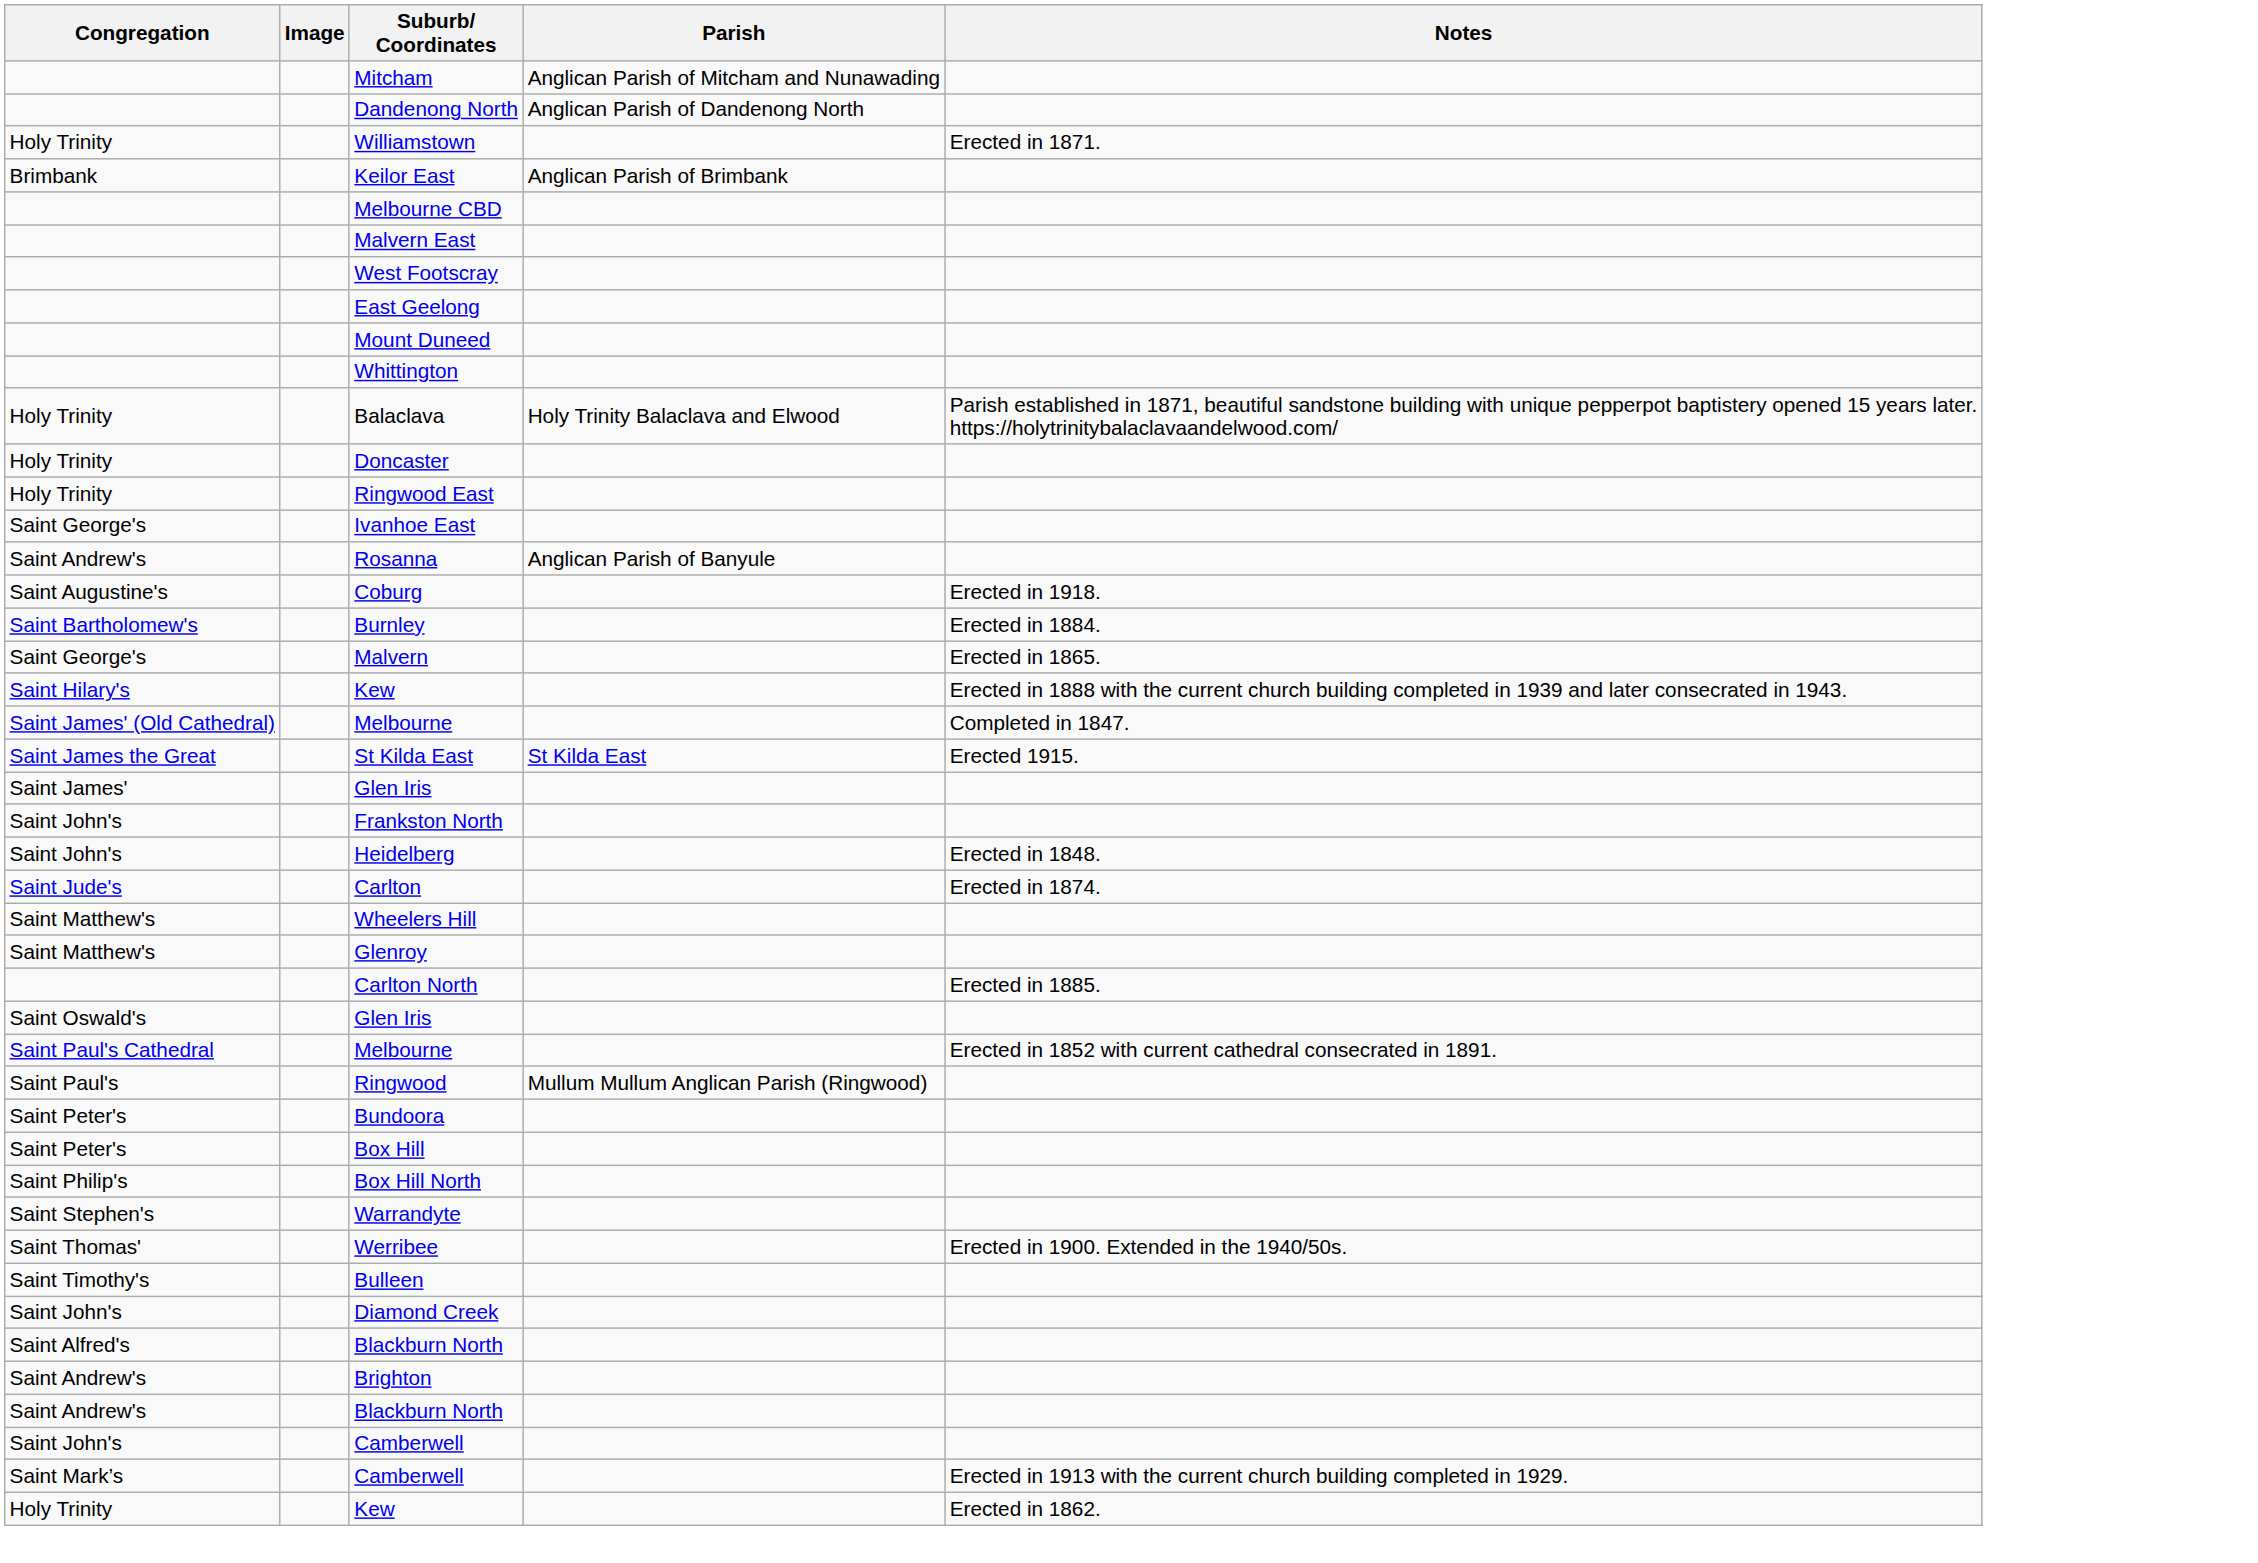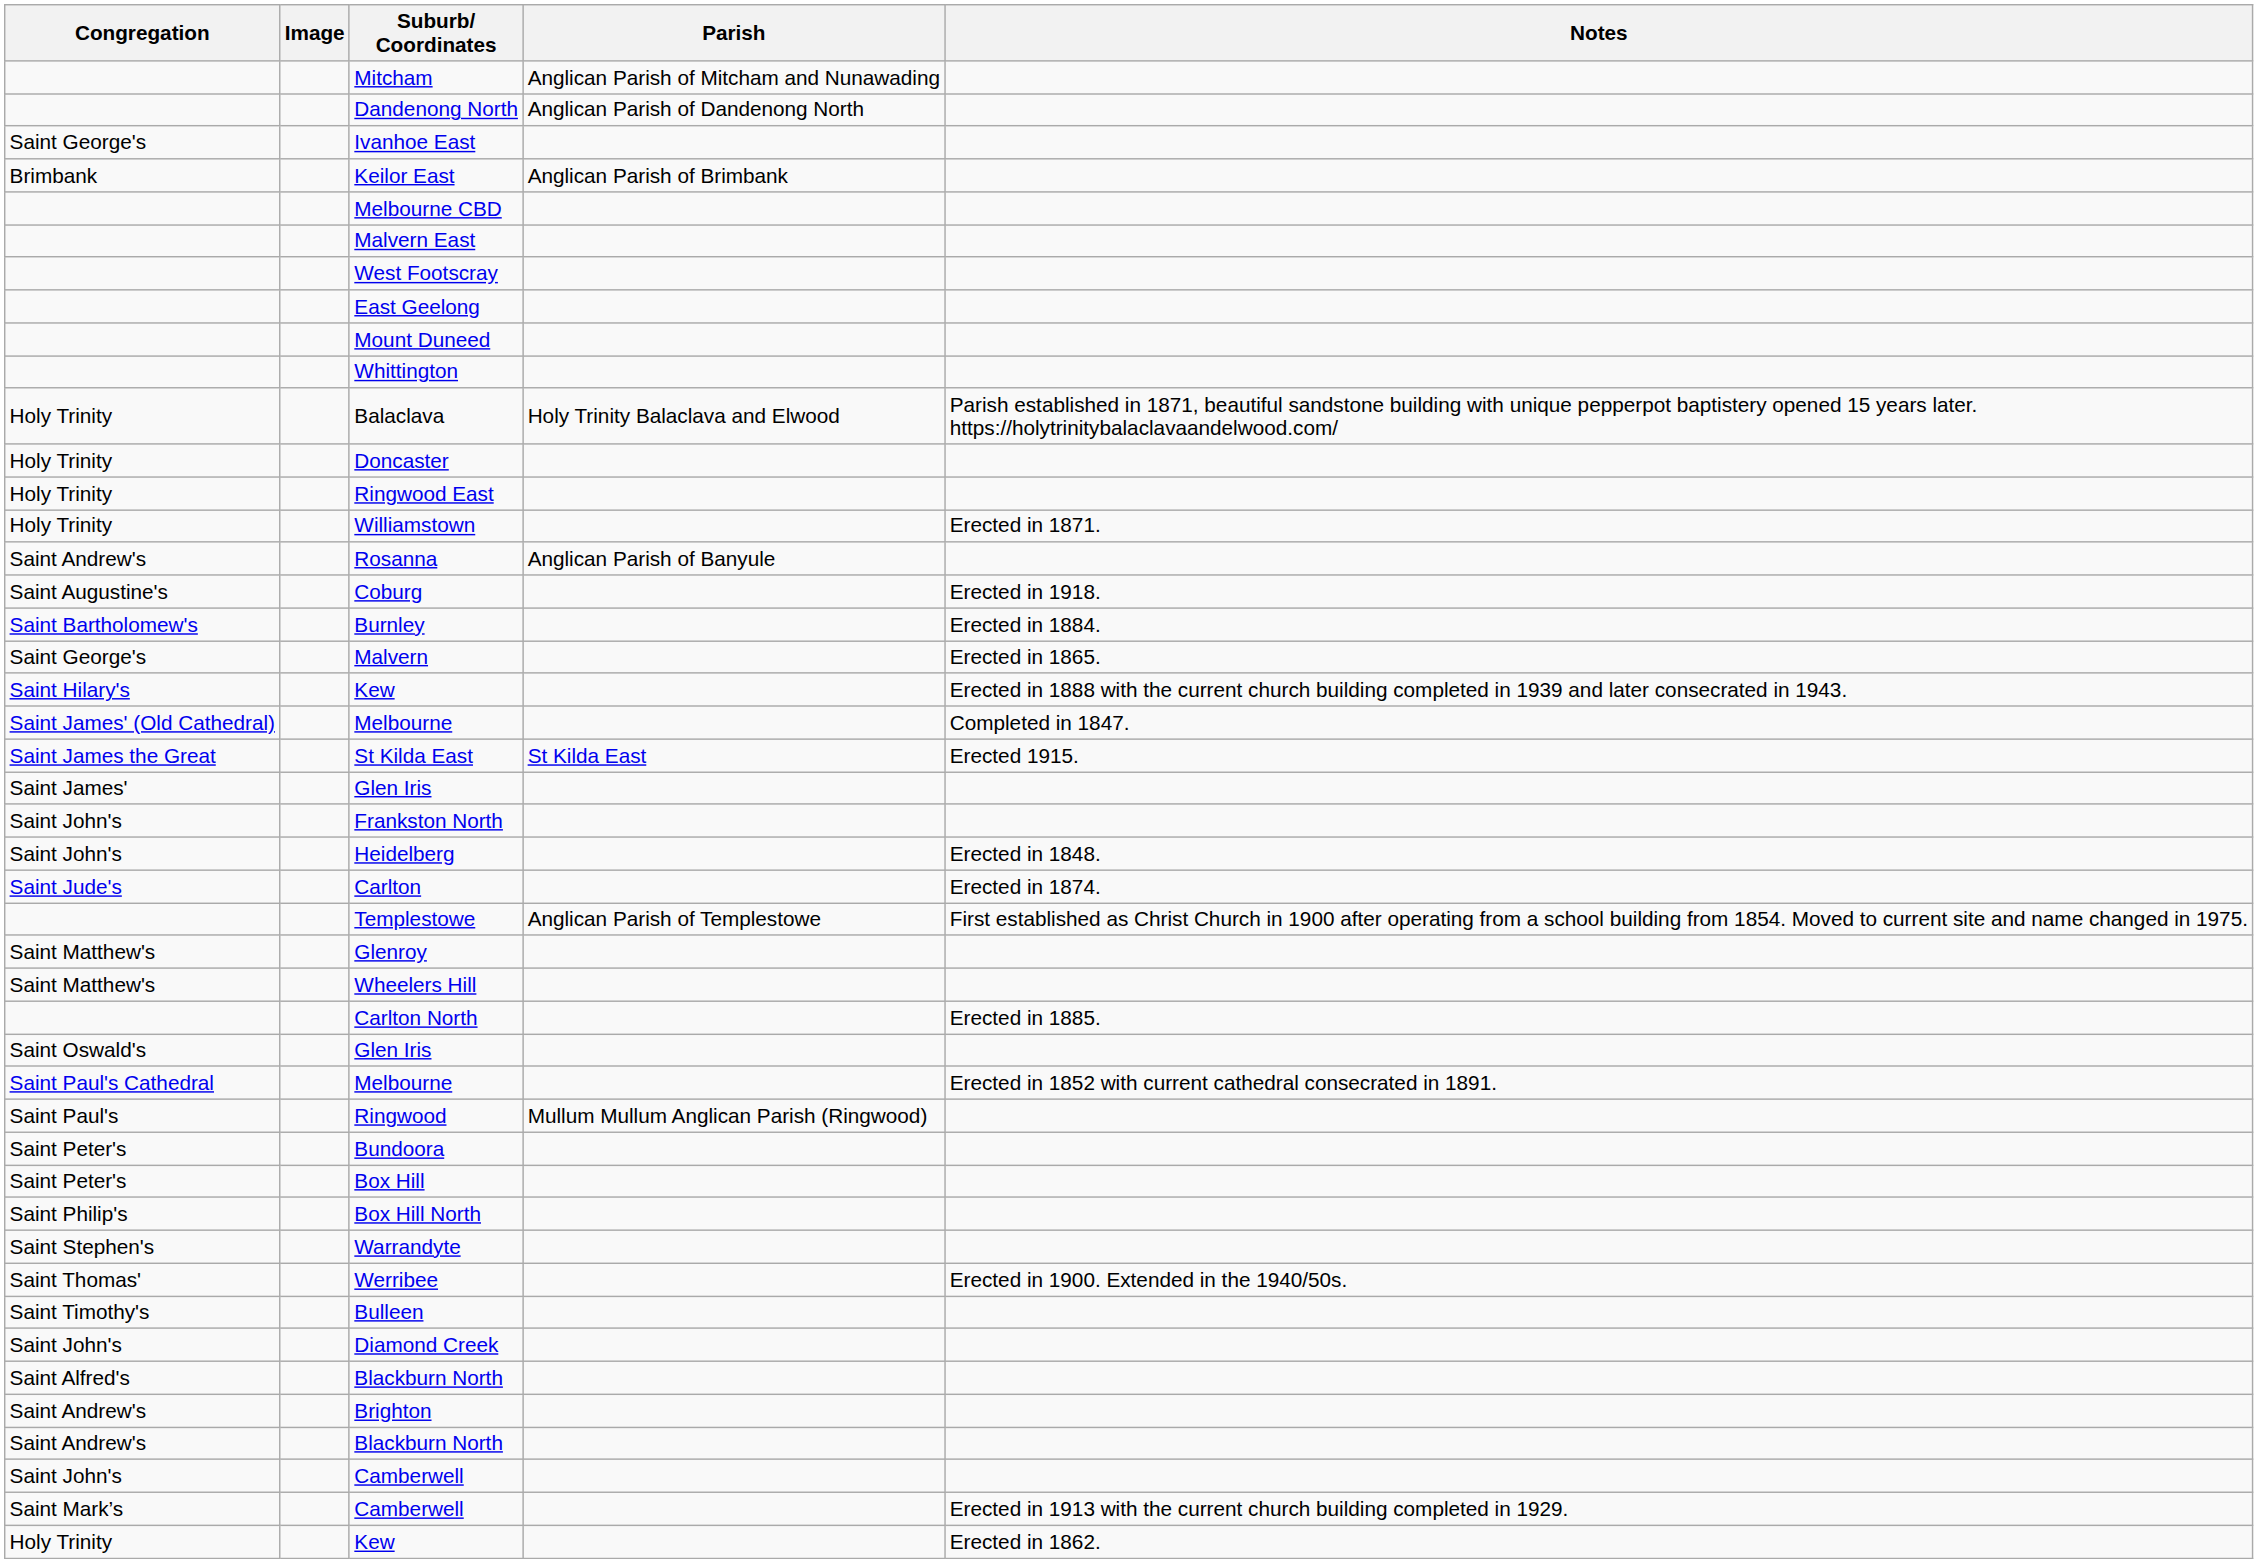rows swapped: (78, 526) <-> (61, 143)
+ row: (142, 919)
rows swapped: (82, 952) <-> (82, 919)
